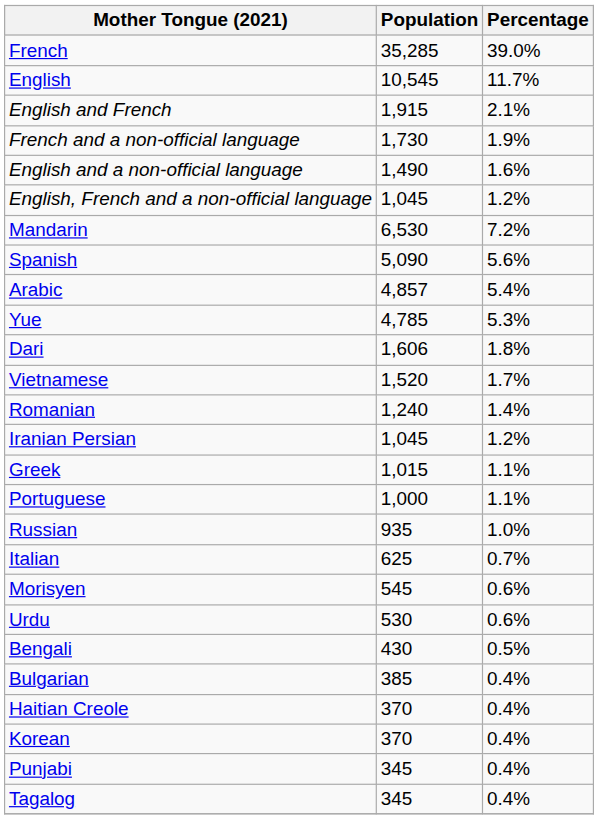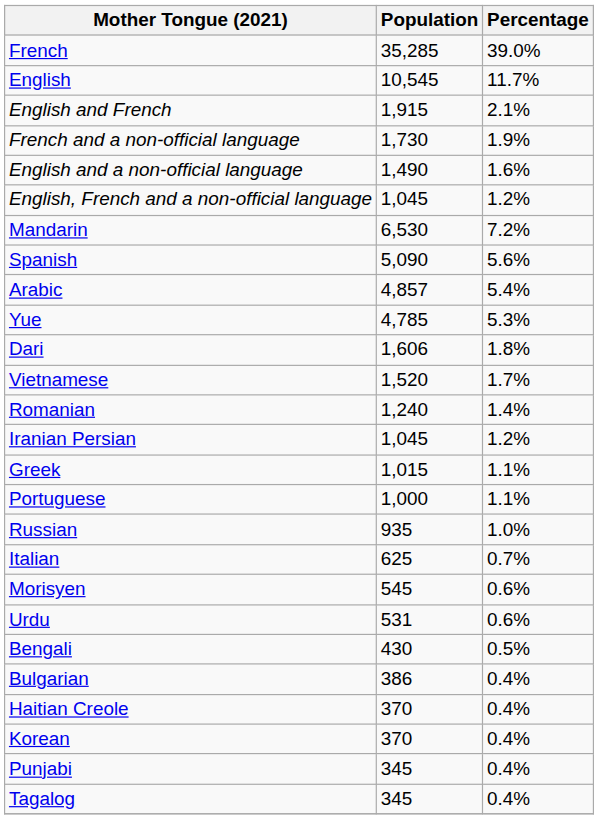(397, 619) 530 -> (397, 619) 531
(397, 679) 385 -> (397, 679) 386
